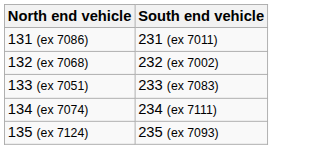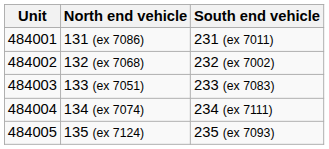+ column: (32, 16)
